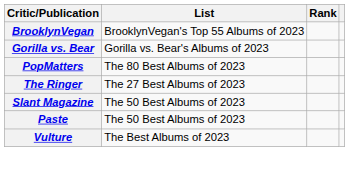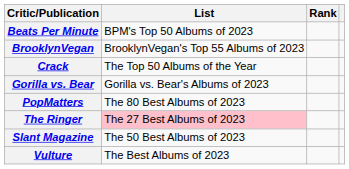+ row: (53, 31)
+ row: (53, 66)
(175, 84) no background -> (175, 119) pink background
- row: (53, 119)
